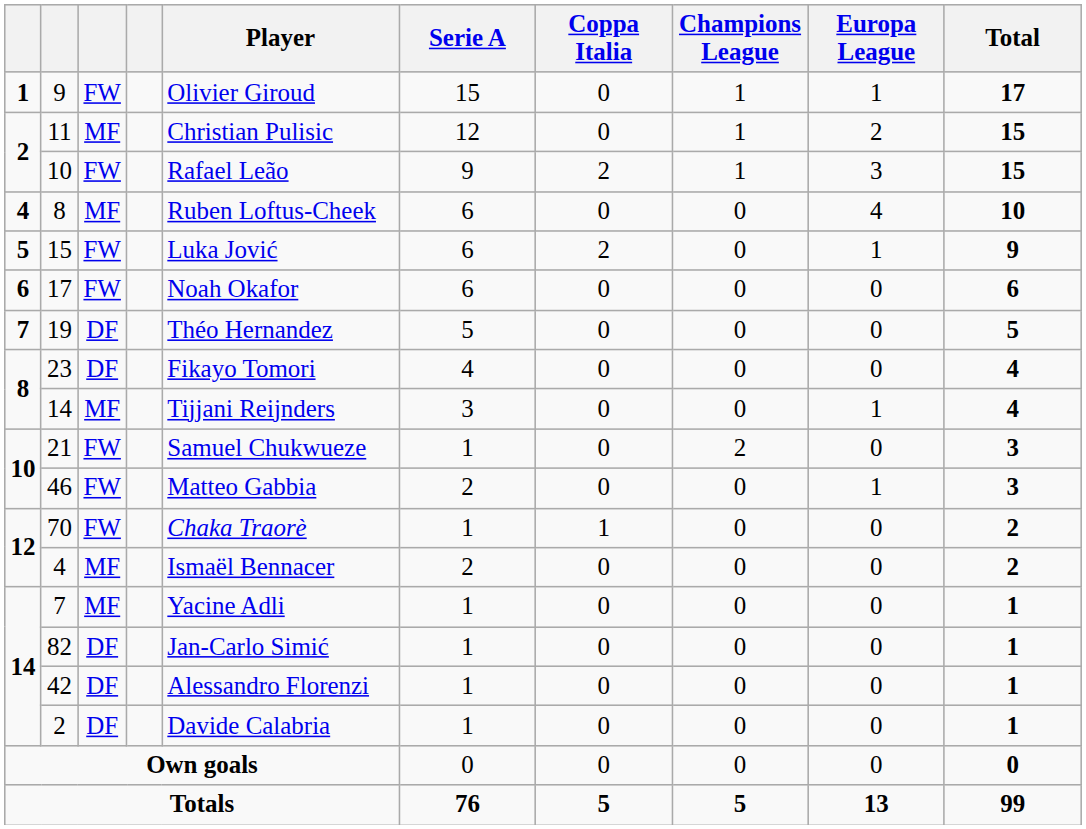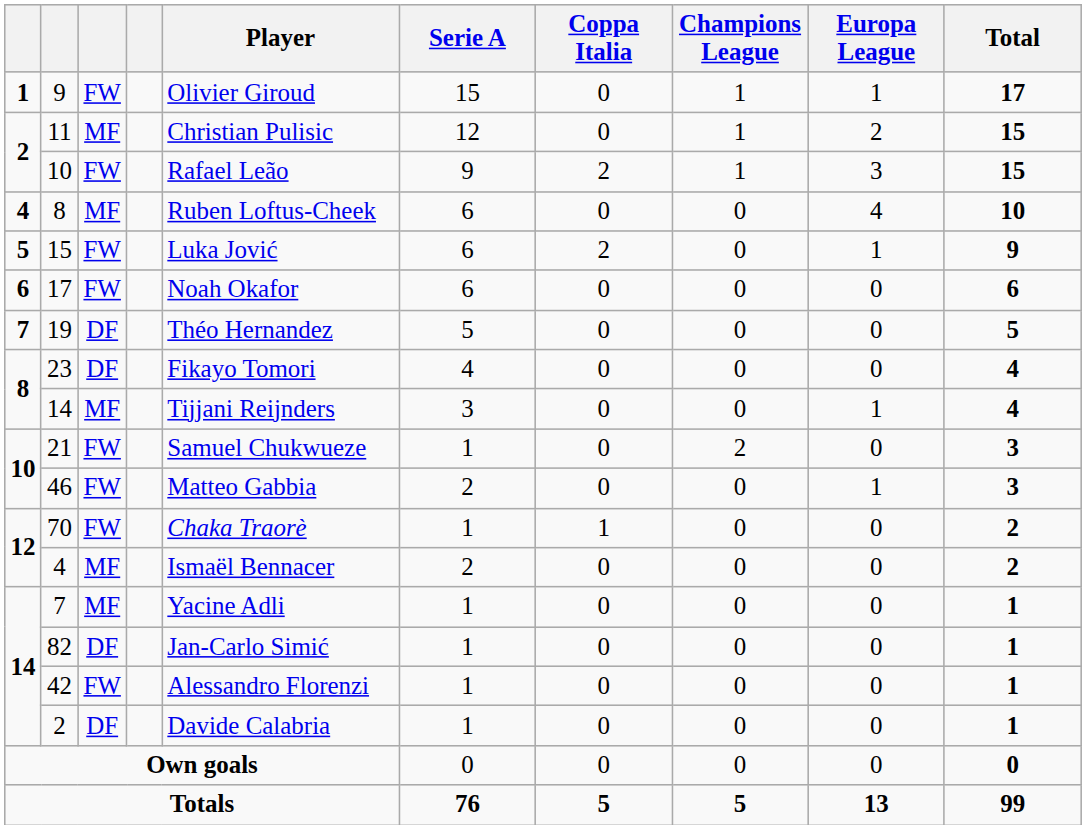(102, 685) DF -> (102, 685) FW
